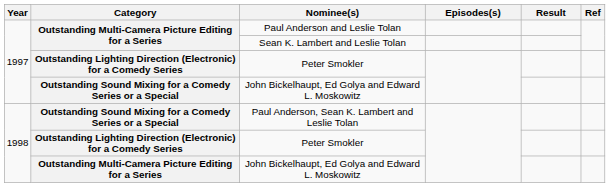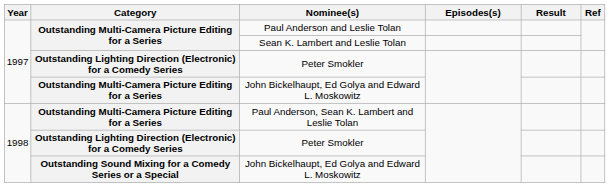(135, 91) Outstanding Sound Mixing for a Comedy Series or a Special -> (135, 91) Outstanding Multi-Camera Picture Editing for a Series
(135, 117) Outstanding Sound Mixing for a Comedy Series or a Special -> (135, 117) Outstanding Multi-Camera Picture Editing for a Series
(135, 170) Outstanding Multi-Camera Picture Editing for a Series -> (135, 170) Outstanding Sound Mixing for a Comedy Series or a Special
